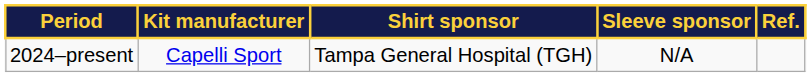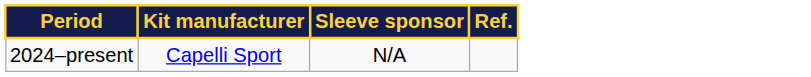- column: (453, 21)
